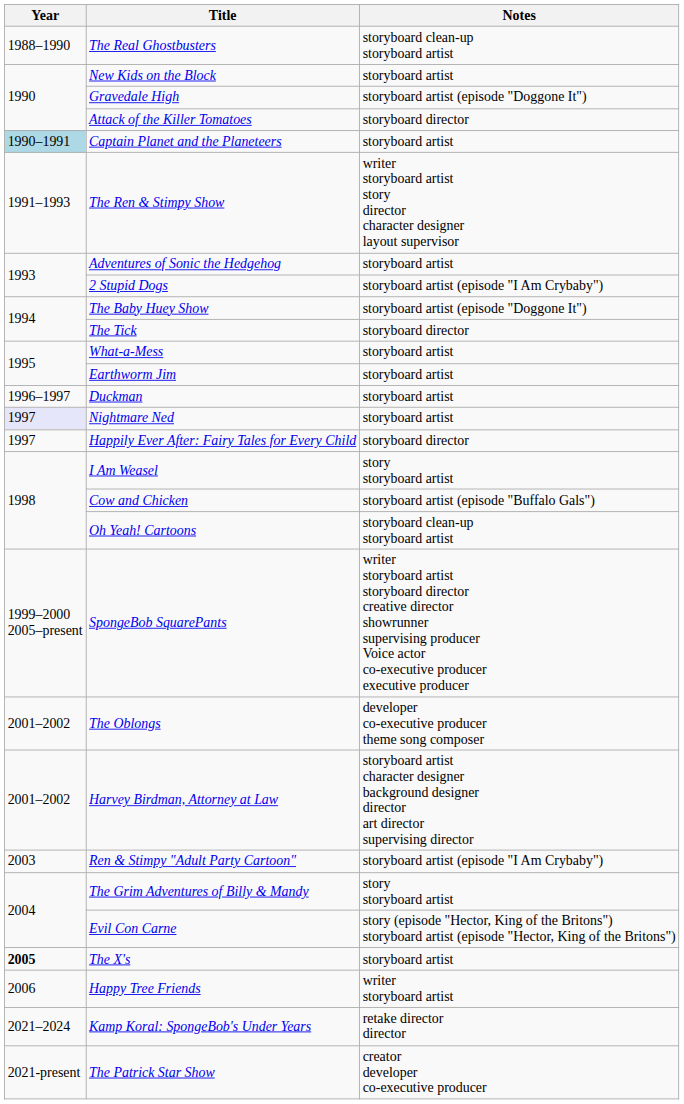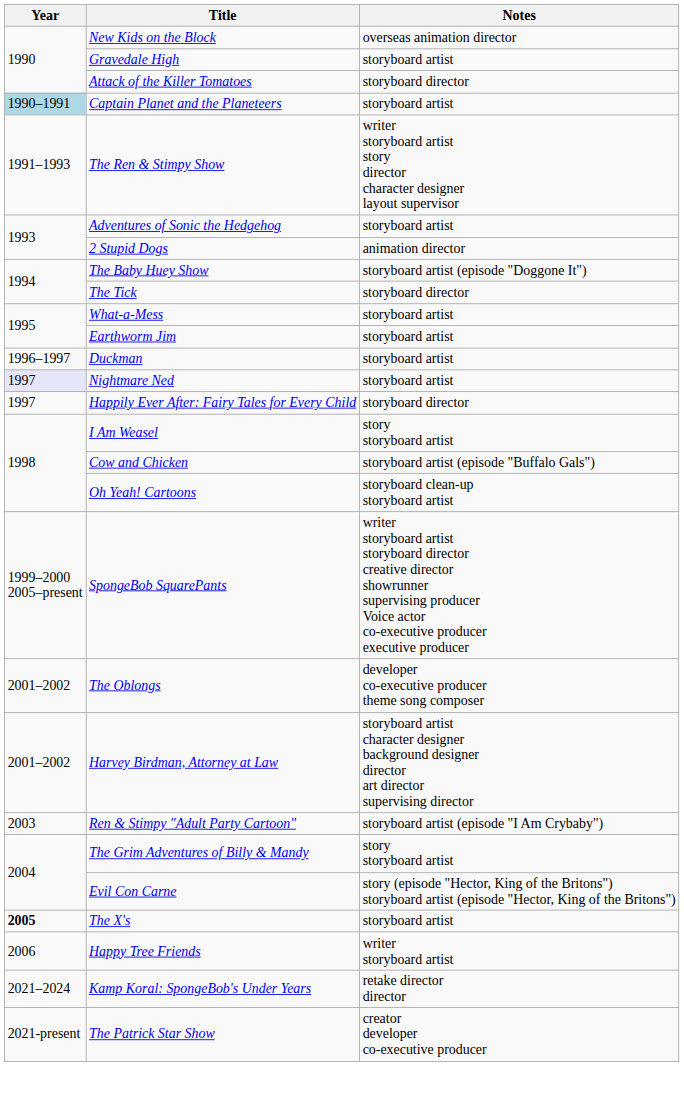- row: (152, 45)
(408, 75) storyboard artist -> (440, 37) overseas animation director
(475, 97) storyboard artist (episode "Doggone It") -> (408, 59) storyboard artist
(483, 286) storyboard artist (episode "I Am Crybaby") -> (414, 248) animation director
